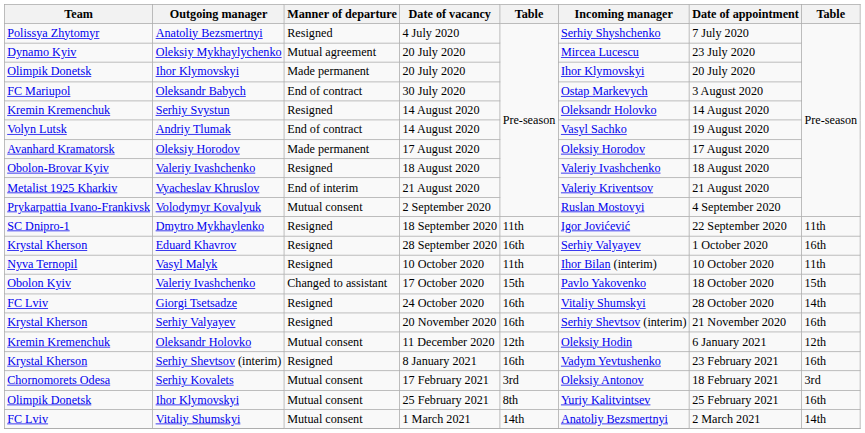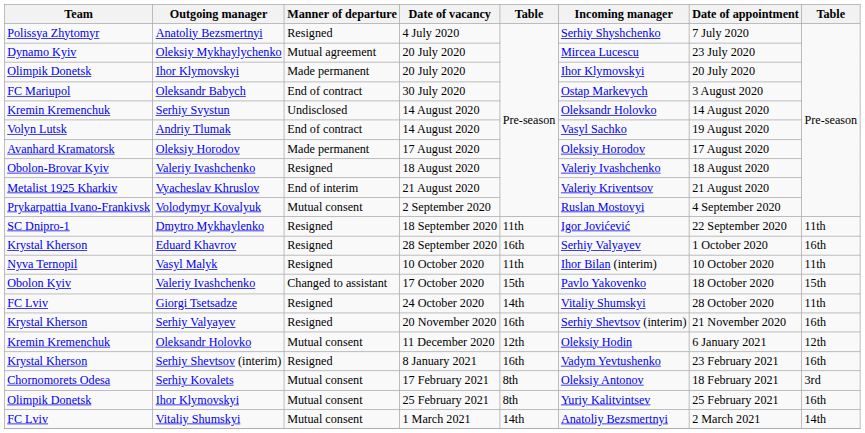(310, 110) Resigned -> (317, 110) Undisclosed
(513, 303) 16th -> (513, 303) 14th
(815, 303) 14th -> (815, 303) 11th
(511, 380) 3rd -> (510, 380) 8th
